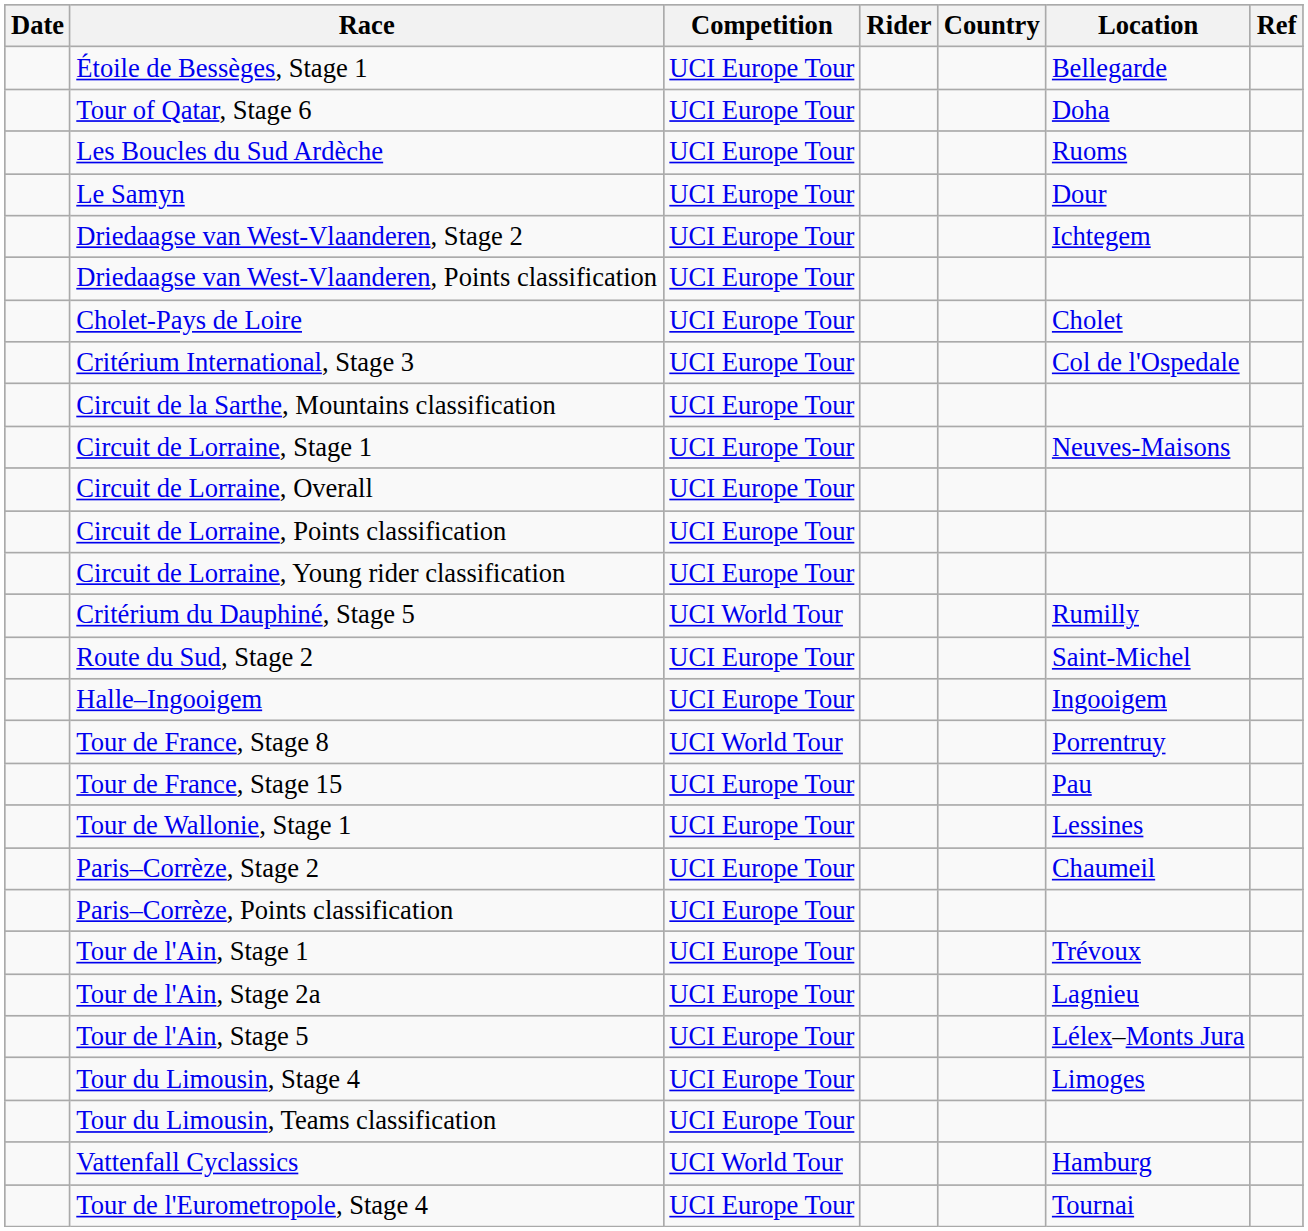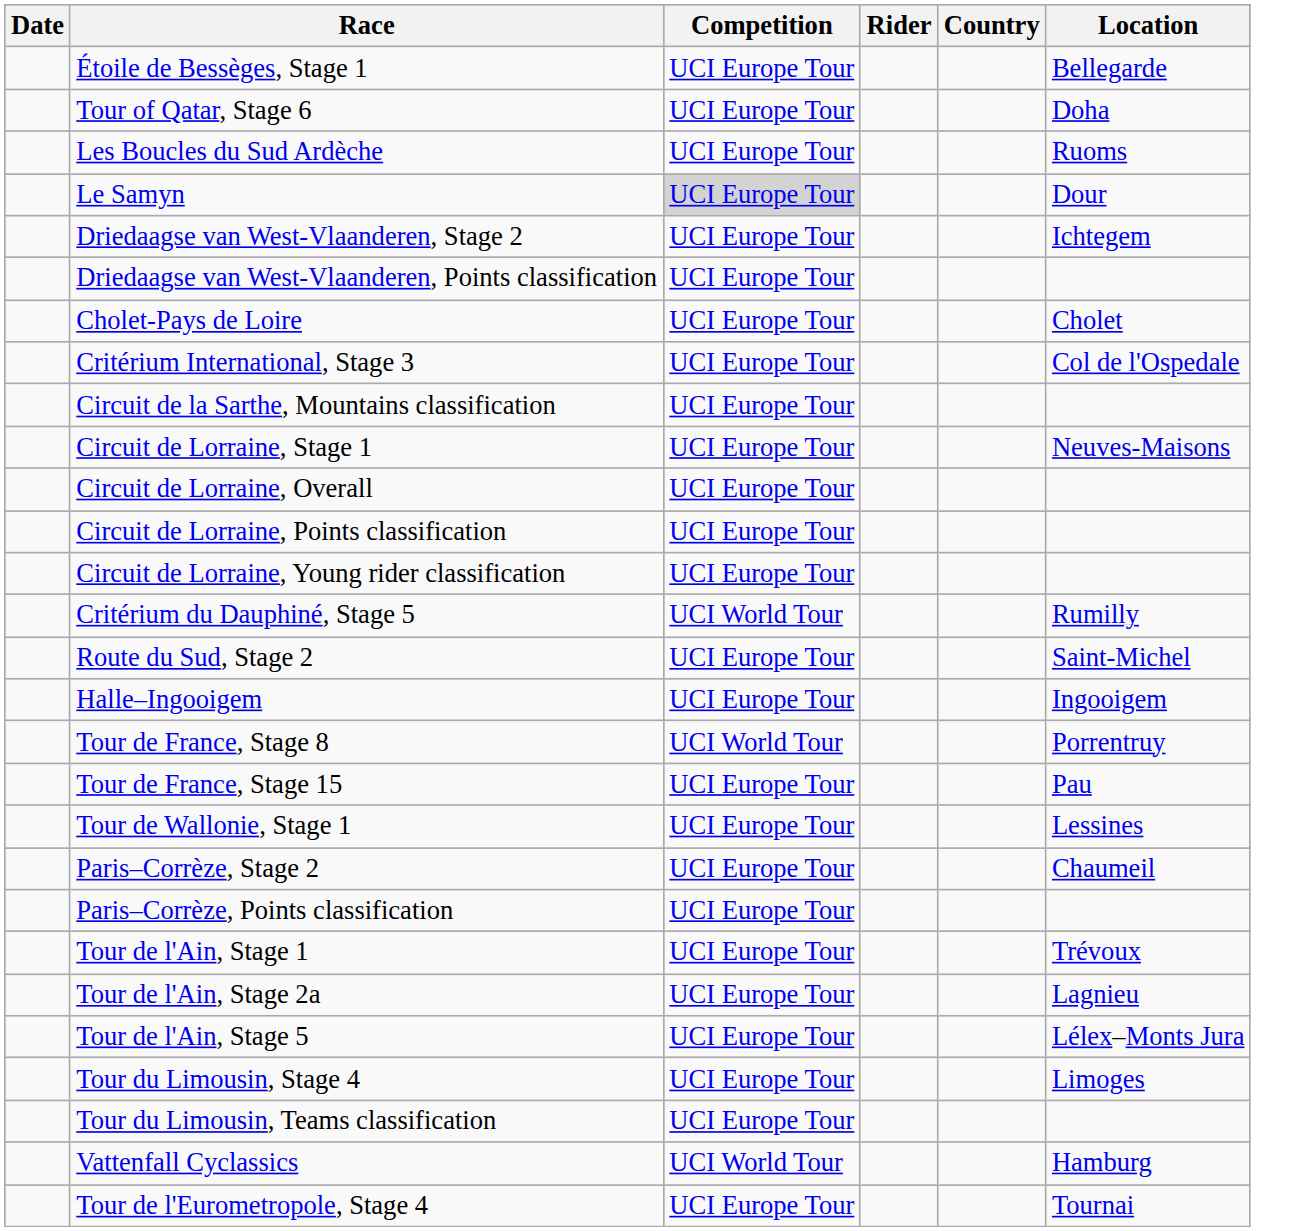- column: (1277, 25)
(762, 194) no background -> (762, 194) lightgrey background
